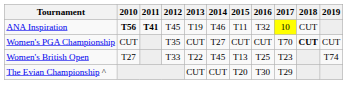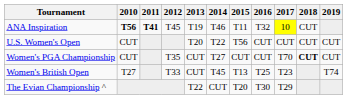+ row: (43, 42)
(195, 57) T22 -> (195, 72) CUT
(195, 72) CUT -> (195, 87) T22
